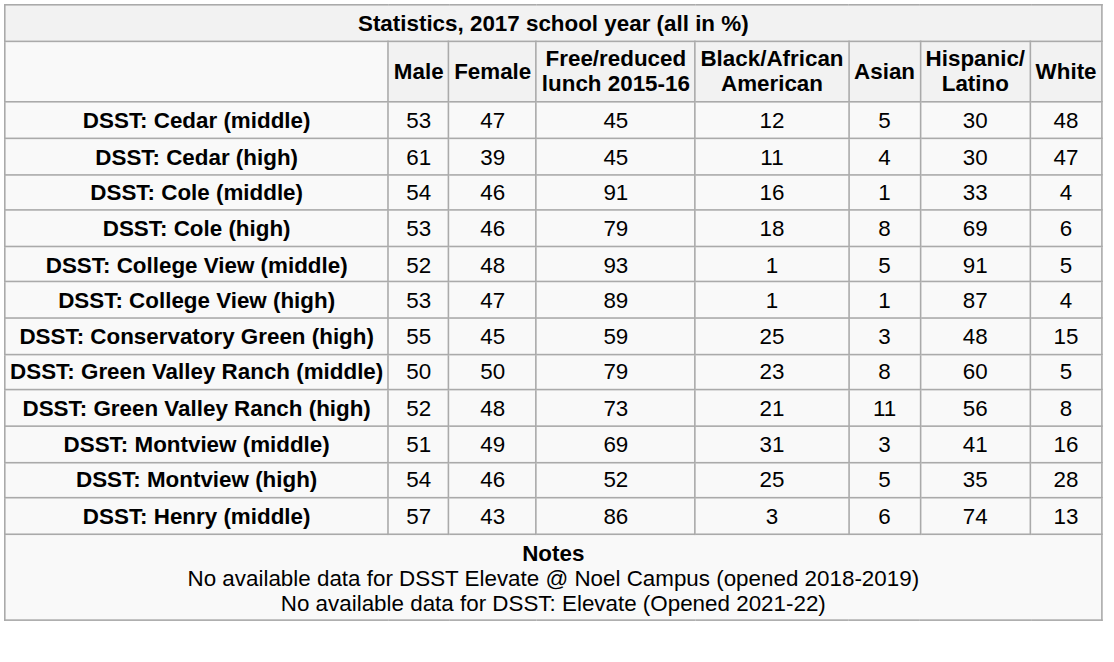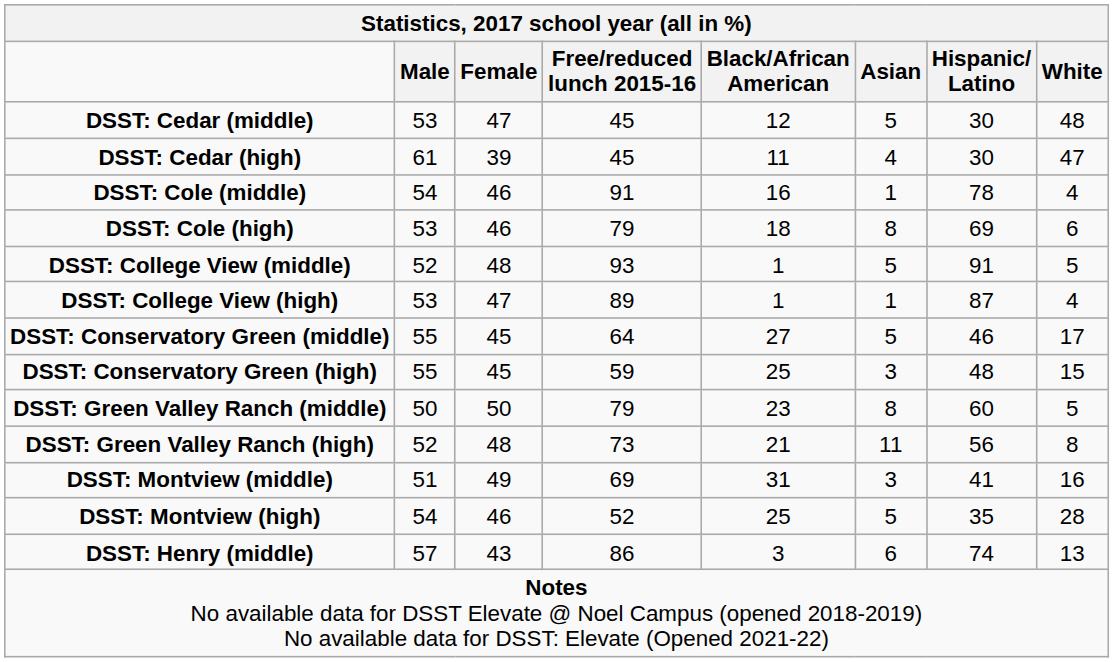(975, 192) 33 -> (981, 192) 78
+ row: (200, 336)
